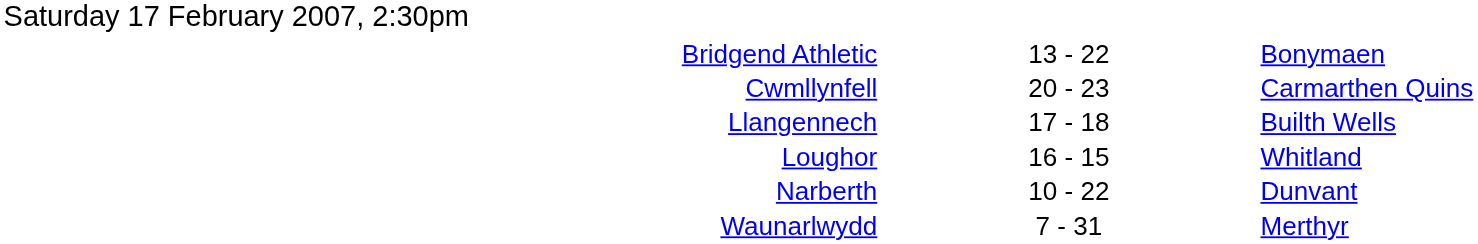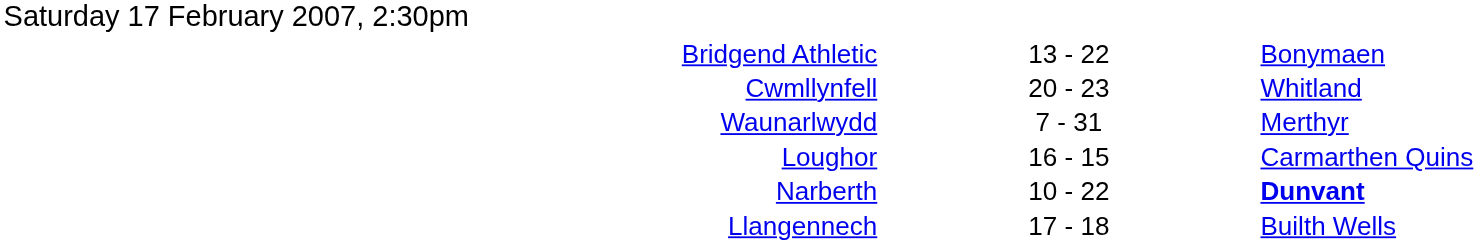(1367, 88) Carmarthen Quins -> (1311, 88) Whitland
rows swapped: (803, 122) <-> (799, 225)
(1311, 157) Whitland -> (1367, 157) Carmarthen Quins
(1309, 191) normal -> (1313, 191) bold
